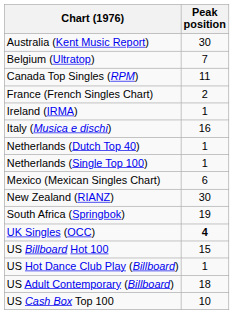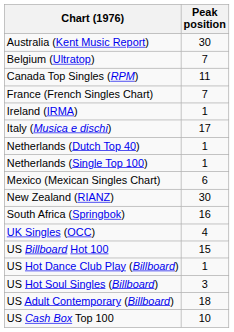(205, 94) 2 -> (205, 94) 7
(205, 128) 16 -> (205, 128) 17
(205, 215) 19 -> (205, 215) 16
(205, 232) bold -> (205, 232) normal
+ row: (82, 284)
